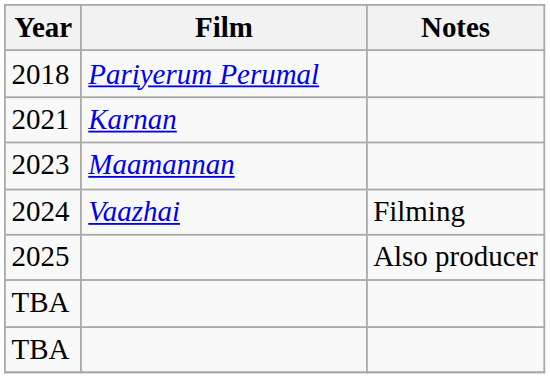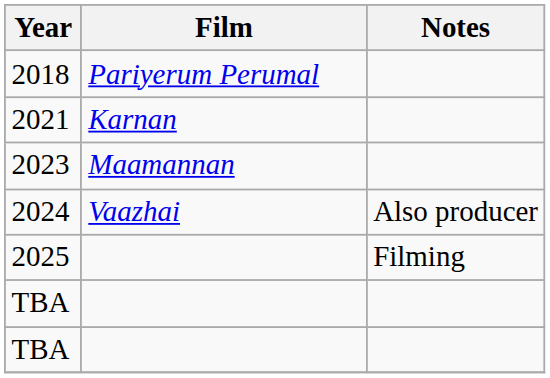(419, 211) Filming -> (456, 211) Also producer
(456, 257) Also producer -> (419, 257) Filming
